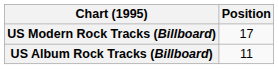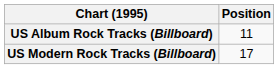rows swapped: (112, 53) <-> (112, 34)
